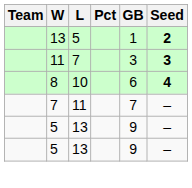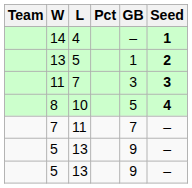+ row: (58, 37)
(133, 82) 6 -> (133, 104) 5
